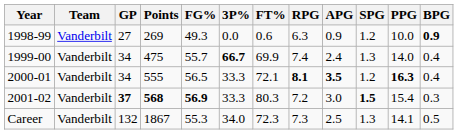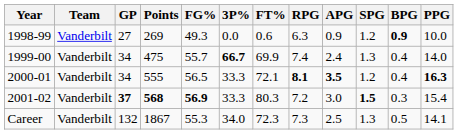columns swapped: (437, 14) <-> (404, 14)
